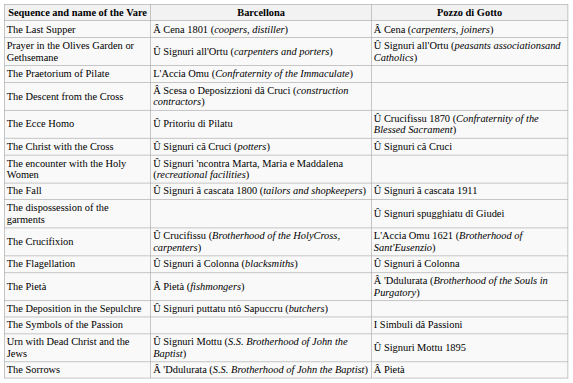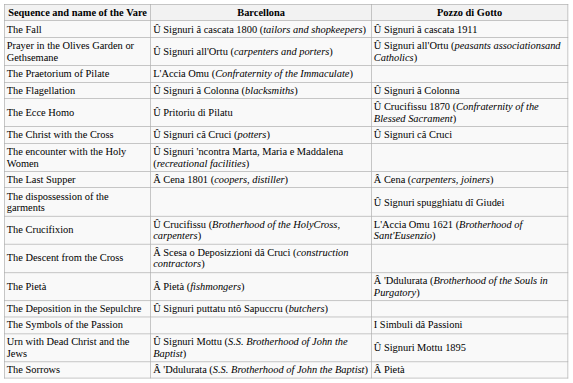rows swapped: (41, 29) <-> (24, 191)
rows swapped: (41, 264) <-> (65, 96)
